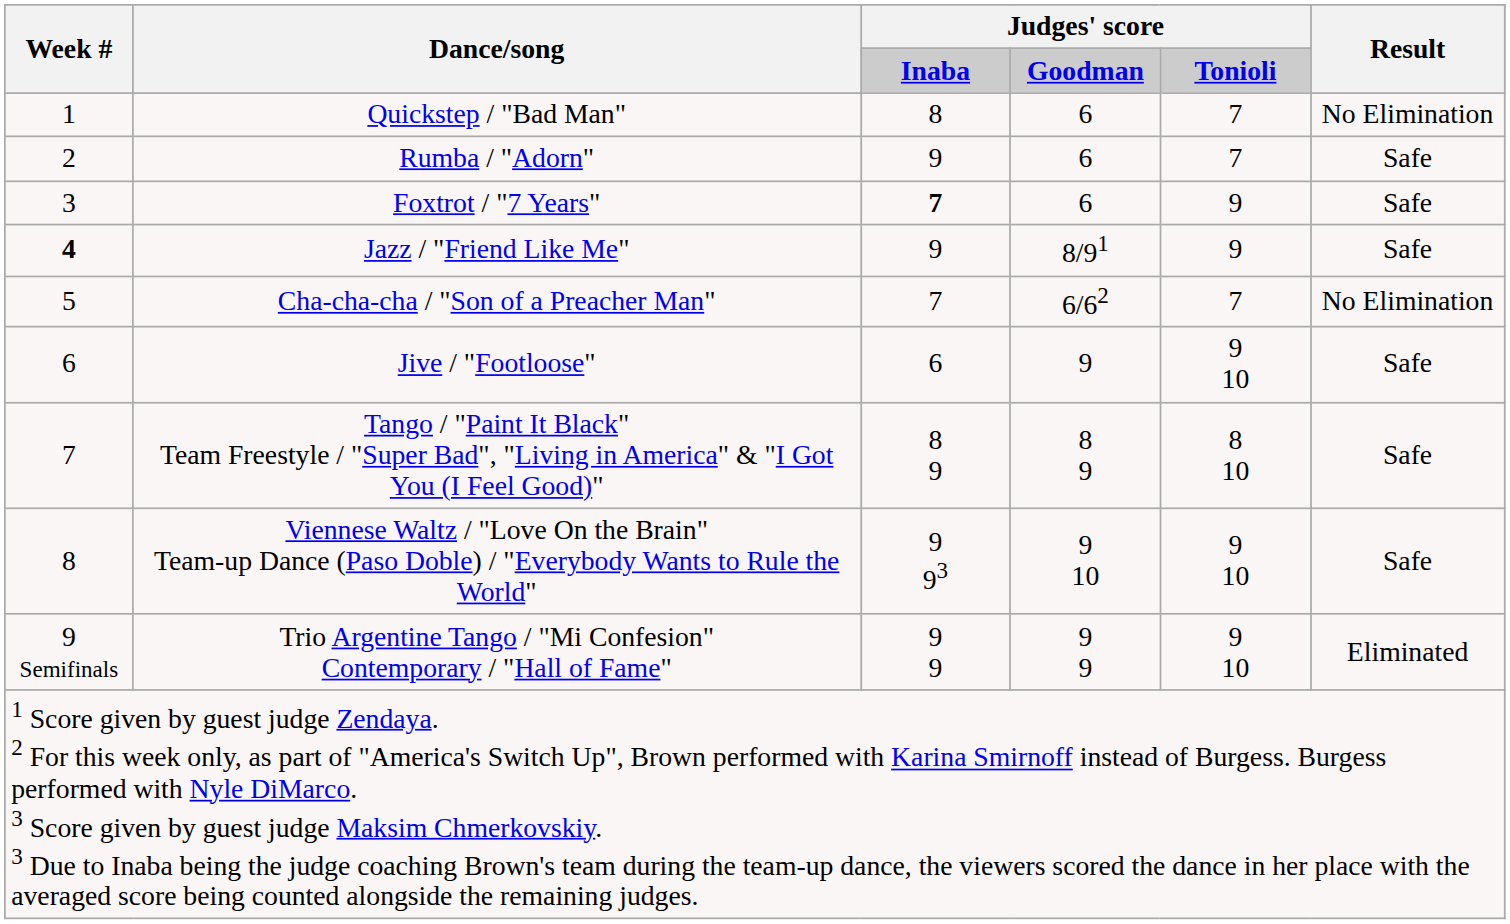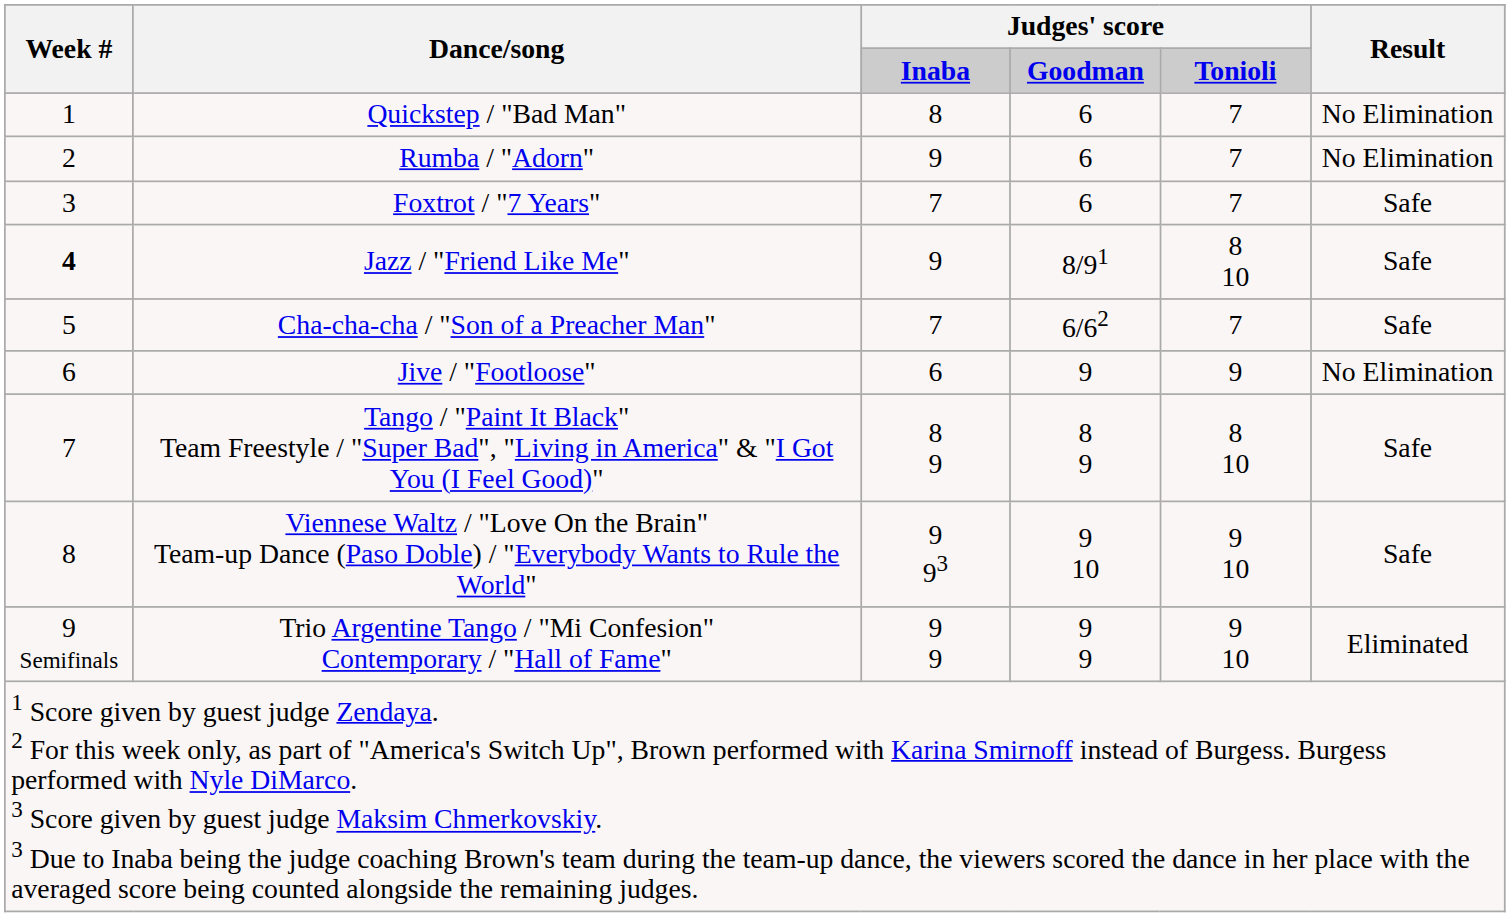(1408, 158) Safe -> (1408, 158) No Elimination
(935, 202) bold -> (935, 202) normal
(1235, 202) 9 -> (1235, 202) 7
(1235, 249) 9 -> (1235, 261) 8 10
(1408, 301) No Elimination -> (1408, 324) Safe
(1235, 364) 9 10 -> (1235, 372) 9
(1408, 364) Safe -> (1408, 372) No Elimination
